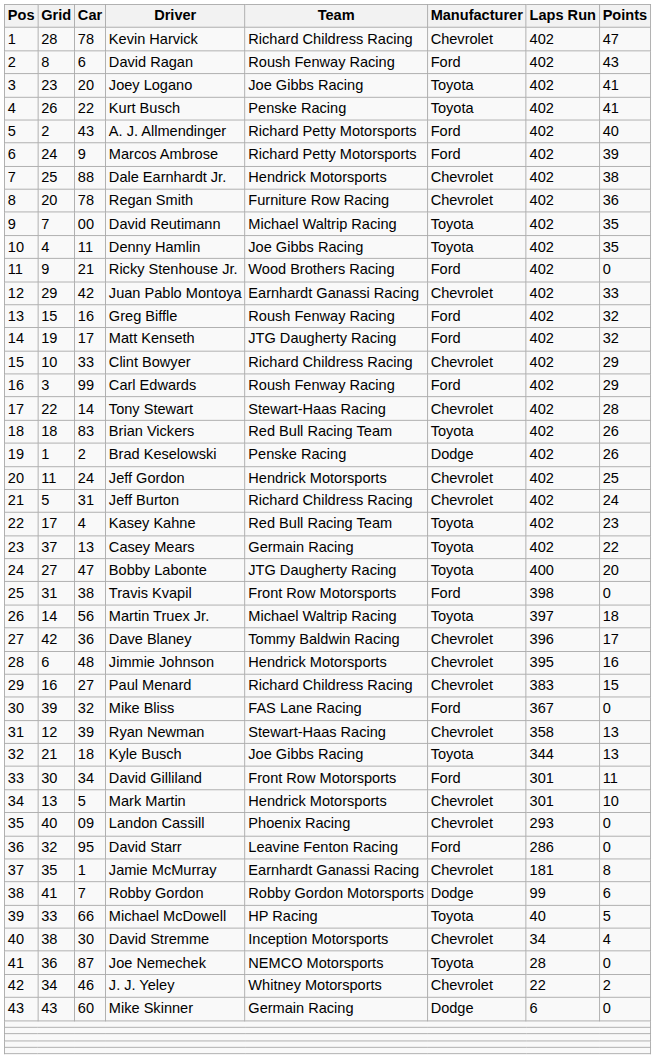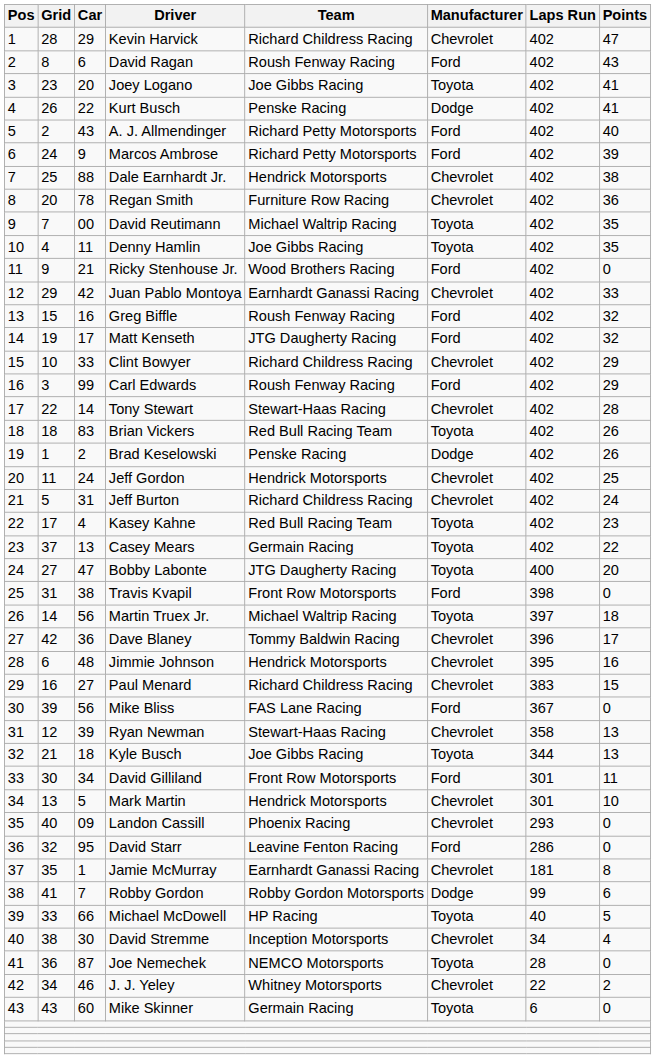(86, 39) 78 -> (86, 39) 29
(452, 108) Toyota -> (452, 108) Dodge
(86, 708) 32 -> (86, 708) 56
(452, 1008) Dodge -> (452, 1008) Toyota
